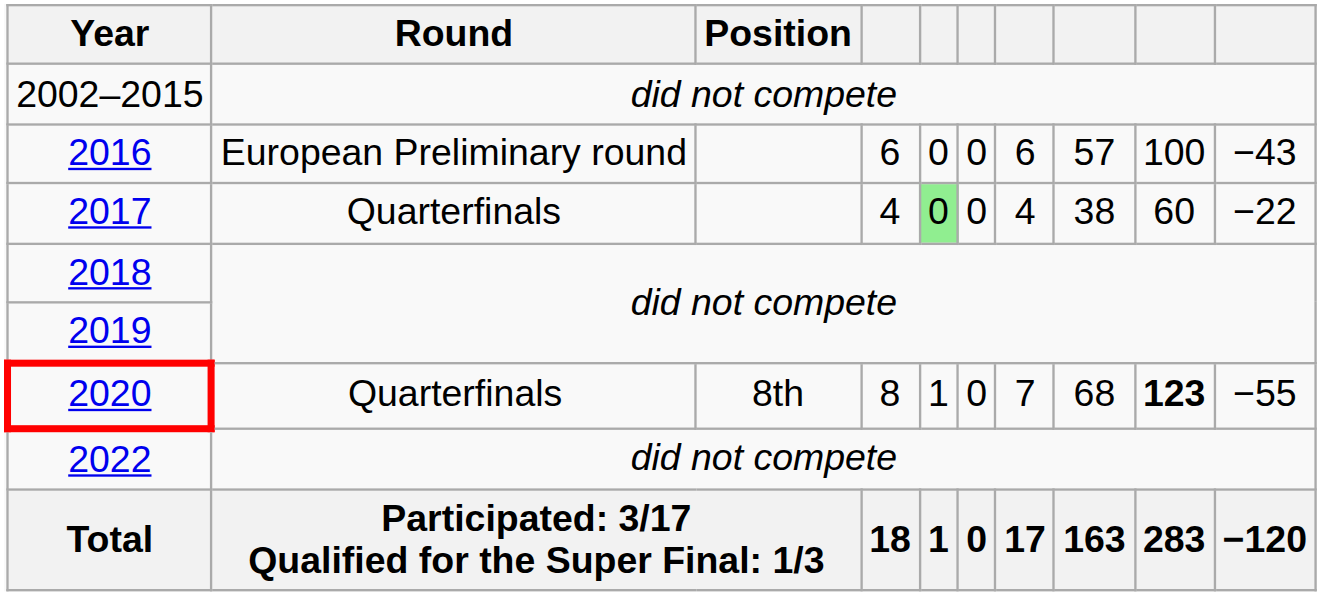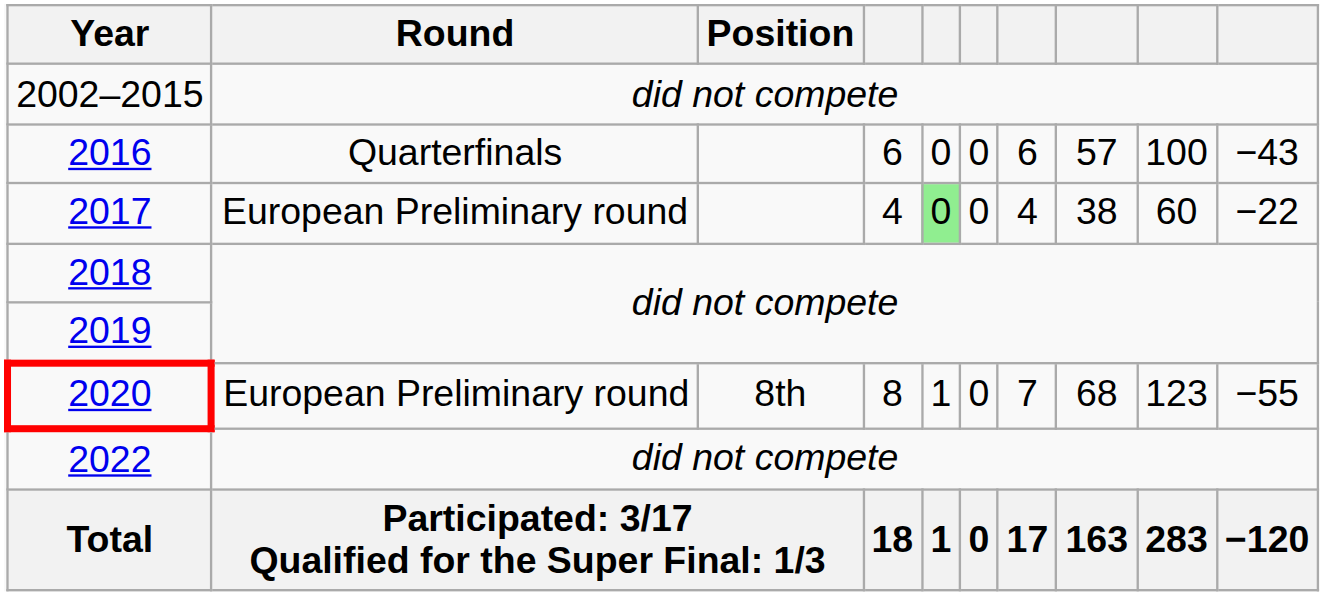(454, 152) European Preliminary round -> (455, 152) Quarterfinals
(454, 212) Quarterfinals -> (455, 212) European Preliminary round
(455, 395) Quarterfinals -> (456, 395) European Preliminary round
(1174, 395) bold -> (1177, 395) normal
